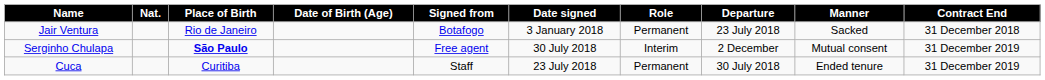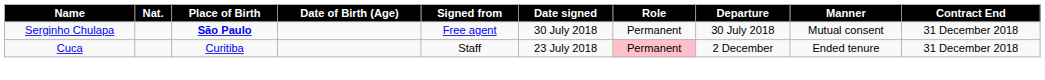- row: (69, 30)
(661, 48) Interim -> (654, 30) Permanent
(748, 48) 2 December -> (743, 30) 30 July 2018
(972, 48) 31 December 2019 -> (971, 30) 31 December 2018
(661, 66) no background -> (654, 48) pink background
(748, 66) 30 July 2018 -> (743, 48) 2 December
(972, 66) 31 December 2019 -> (971, 48) 31 December 2018
